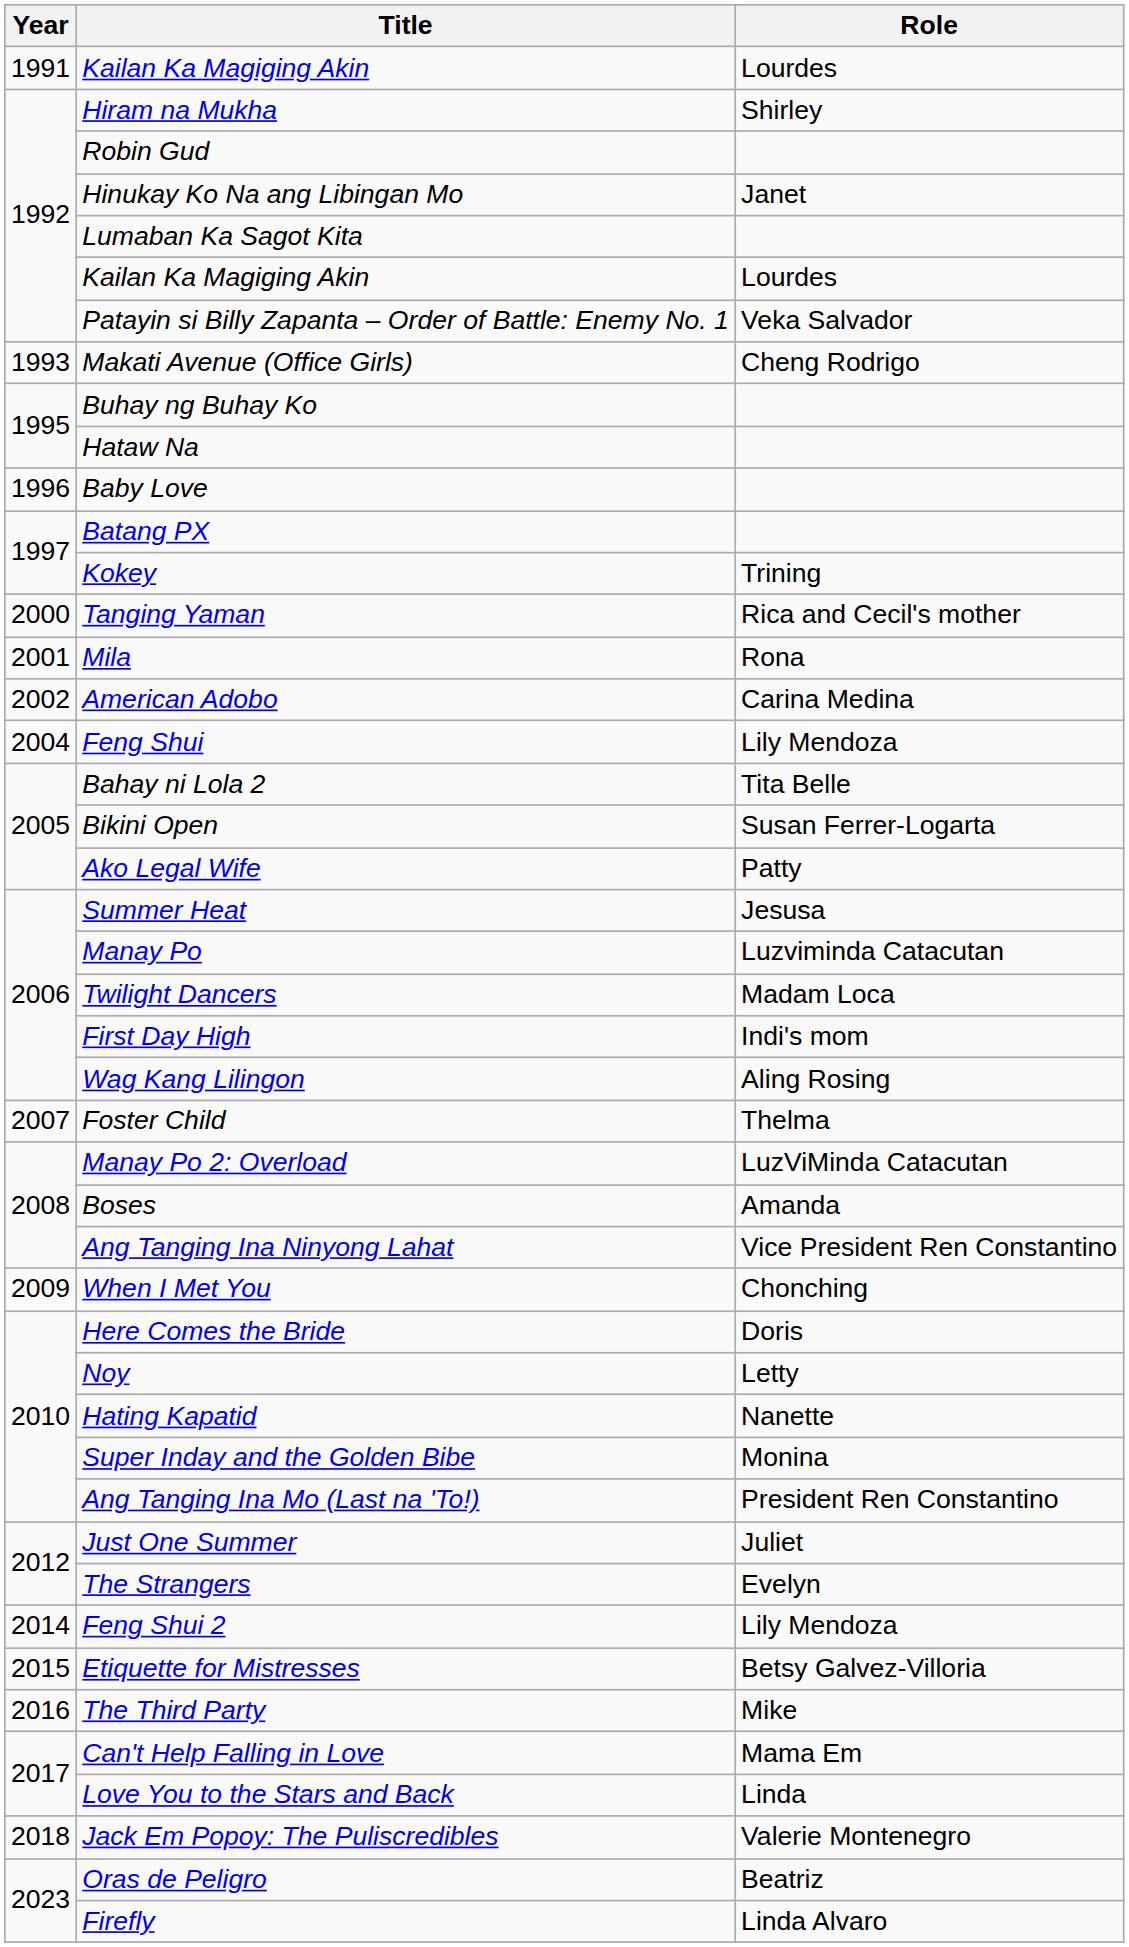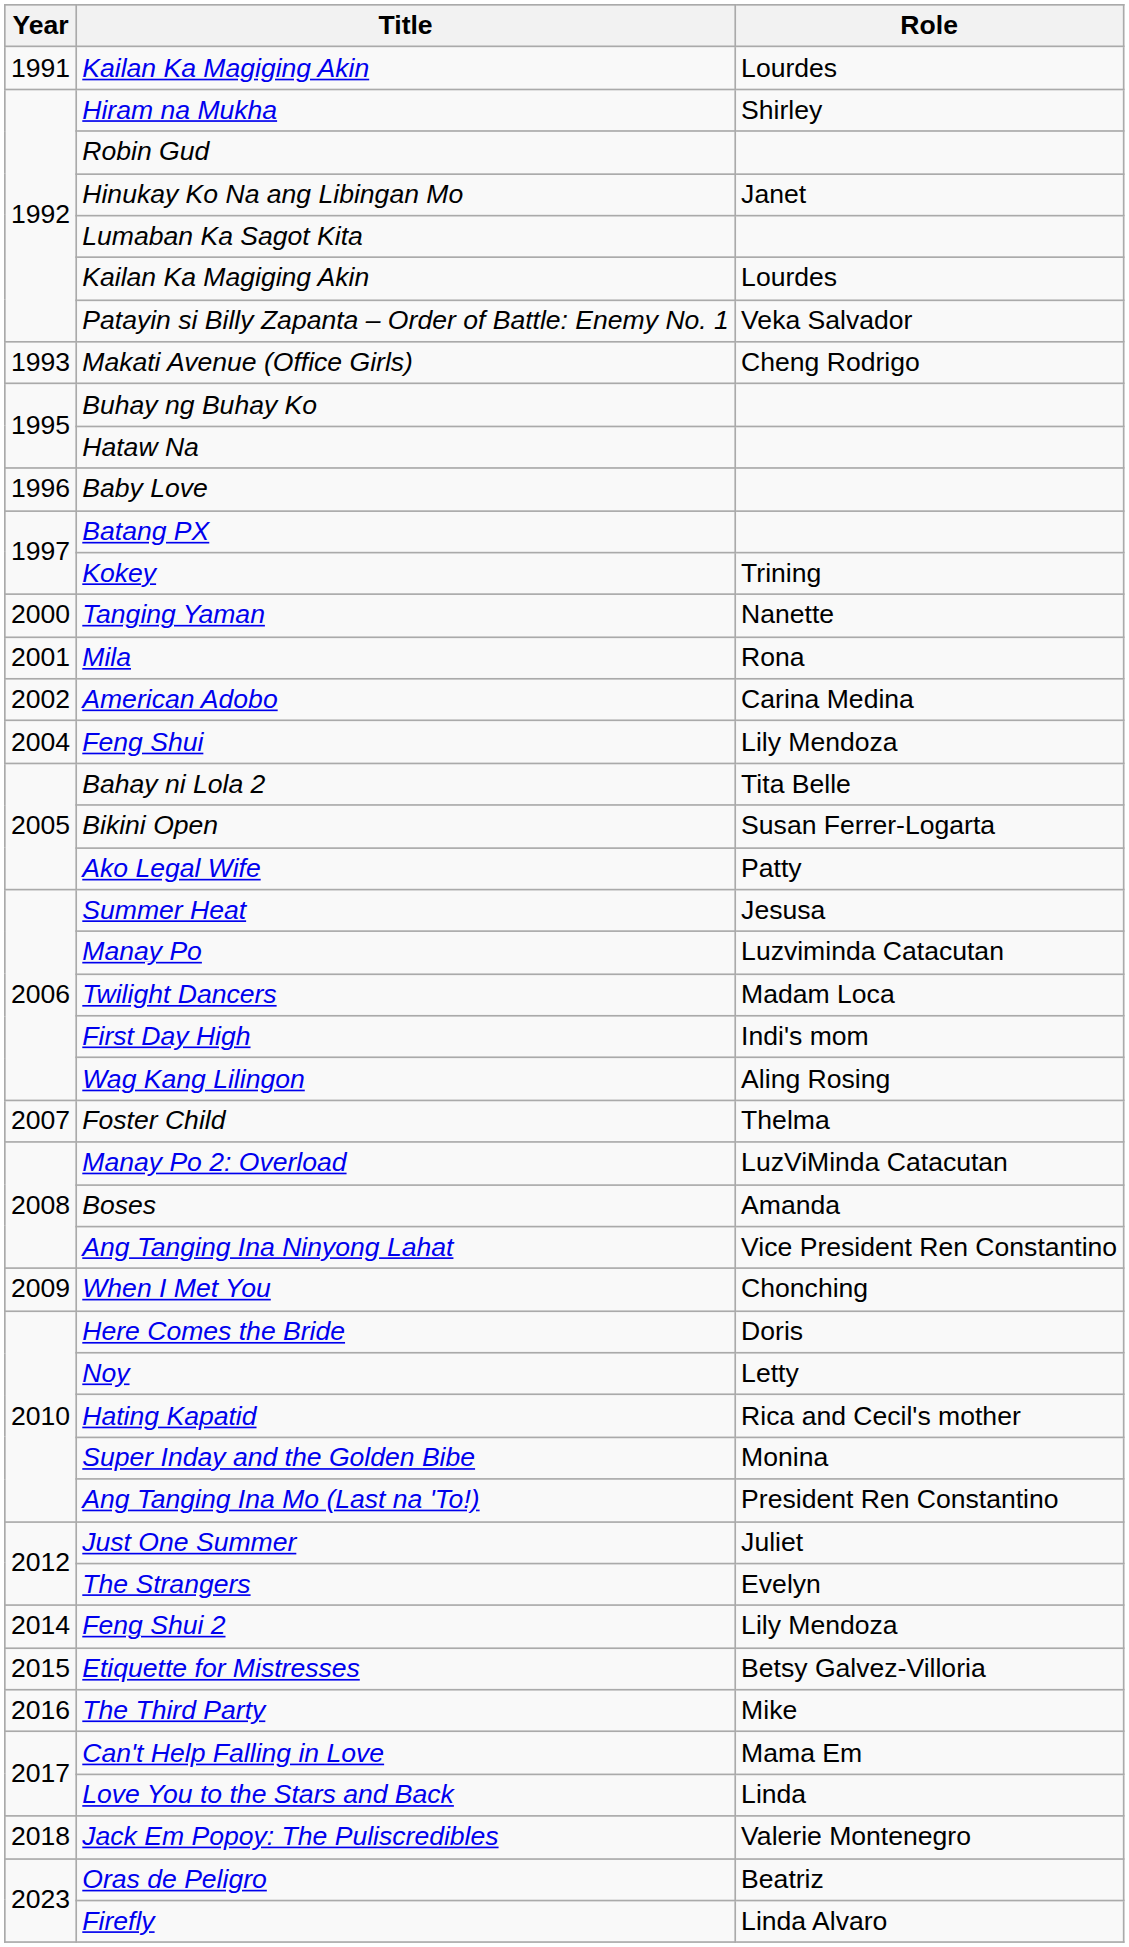(881, 615) Rica and Cecil's mother -> (788, 615) Nanette
(788, 1415) Nanette -> (881, 1415) Rica and Cecil's mother
